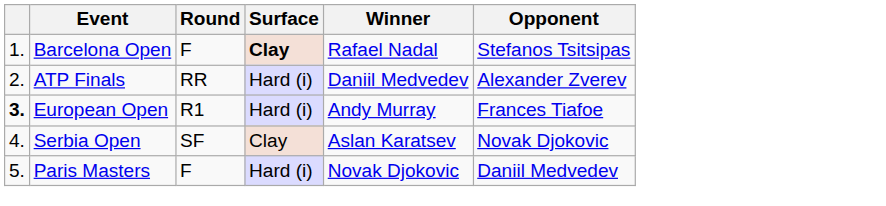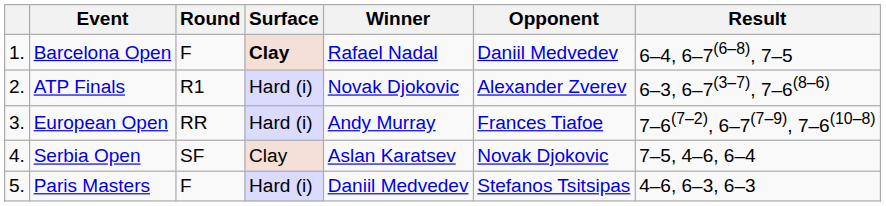+ column: (757, 19)
(554, 49) Stefanos Tsitsipas -> (548, 52) Daniil Medvedev
(194, 79) RR -> (192, 87) R1
(398, 79) Daniil Medvedev -> (393, 87) Novak Djokovic
(17, 110) bold -> (17, 123) normal
(192, 110) R1 -> (194, 123) RR
(393, 170) Novak Djokovic -> (398, 186) Daniil Medvedev
(548, 170) Daniil Medvedev -> (554, 186) Stefanos Tsitsipas
